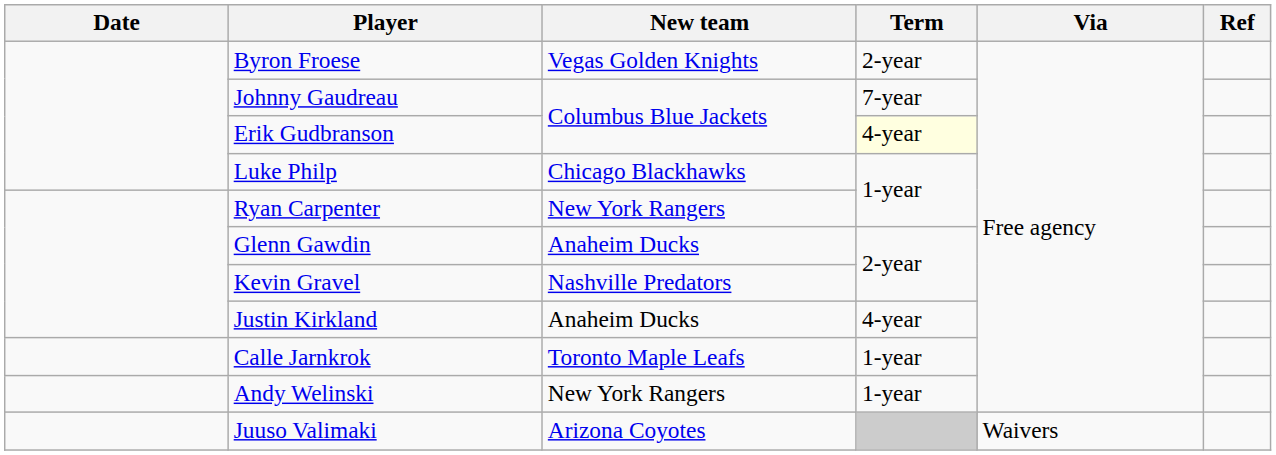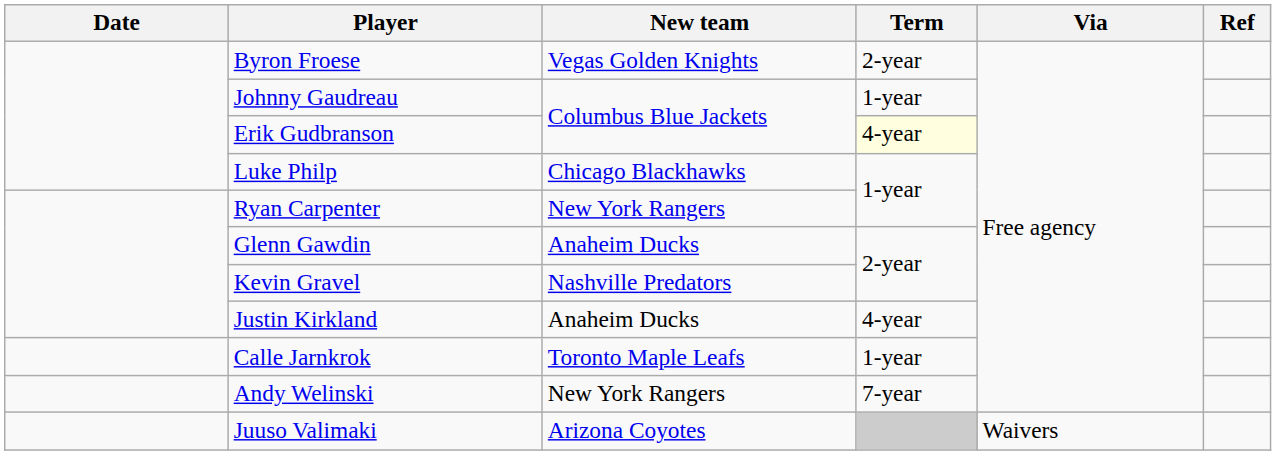(892, 97) 7-year -> (892, 97) 1-year
(892, 393) 1-year -> (892, 393) 7-year
